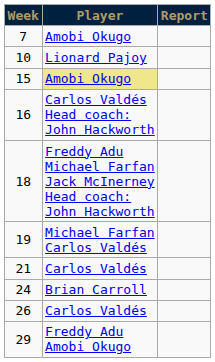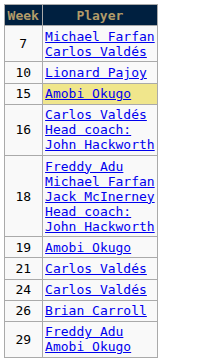- column: (184, 15)
(88, 36) Amobi Okugo -> (100, 44) Michael Farfan Carlos Valdés
(100, 240) Michael Farfan Carlos Valdés -> (88, 247) Amobi Okugo
(96, 290) Brian Carroll -> (96, 290) Carlos Valdés
(96, 311) Carlos Valdés -> (96, 311) Brian Carroll
